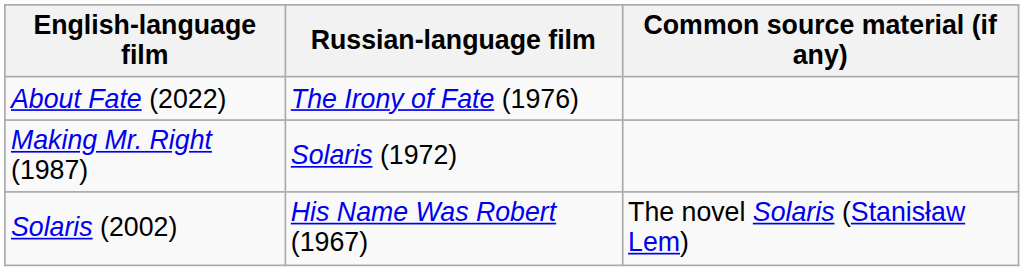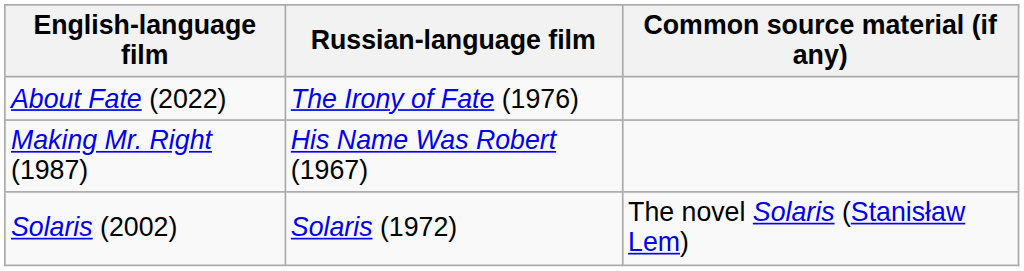(374, 155) Solaris (1972) -> (423, 155) His Name Was Robert (1967)
(423, 227) His Name Was Robert (1967) -> (374, 227) Solaris (1972)
